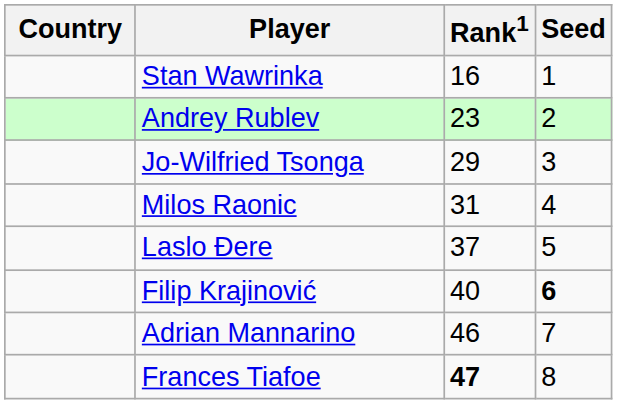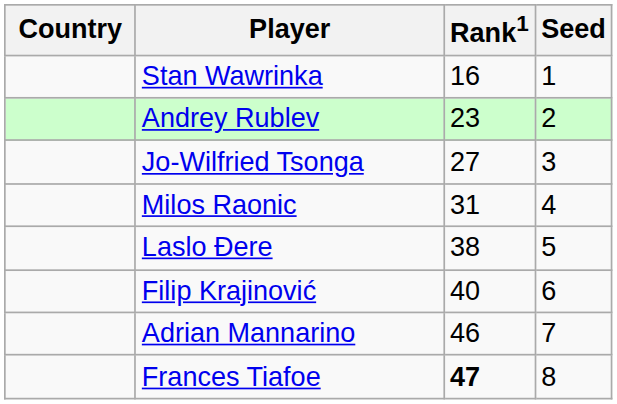(465, 161) 29 -> (465, 161) 27
(465, 247) 37 -> (465, 247) 38
(549, 290) bold -> (549, 290) normal
